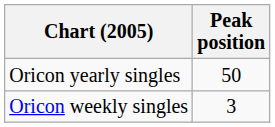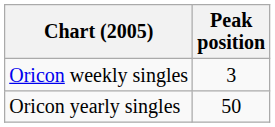rows swapped: (99, 106) <-> (95, 74)
